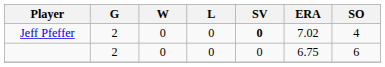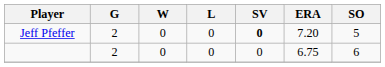(308, 33) 7.02 -> (308, 33) 7.20
(356, 33) 4 -> (356, 33) 5
